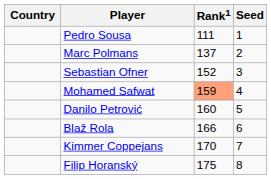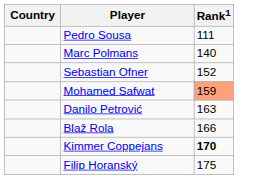- column: (250, 15)
(206, 53) 137 -> (206, 53) 140
(206, 109) 160 -> (206, 109) 163
(206, 146) normal -> (206, 146) bold
